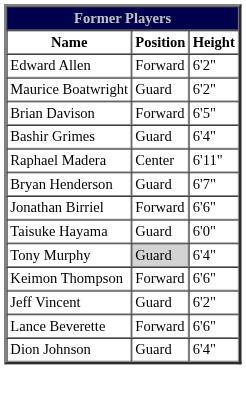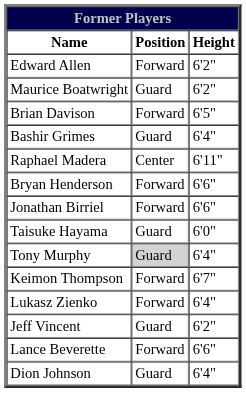(154, 184) Guard -> (160, 184) Forward
(204, 184) 6'7" -> (204, 184) 6'6"
(204, 278) 6'6" -> (204, 278) 6'7"
+ row: (54, 302)
